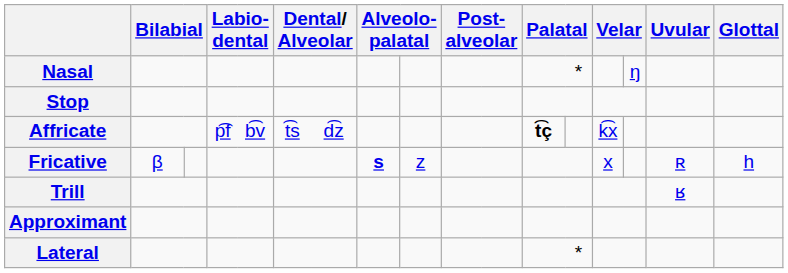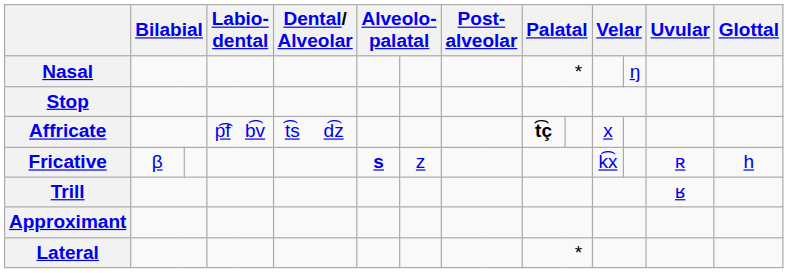(608, 131) k͡x -> (608, 131) x
(608, 161) x -> (608, 161) k͡x
